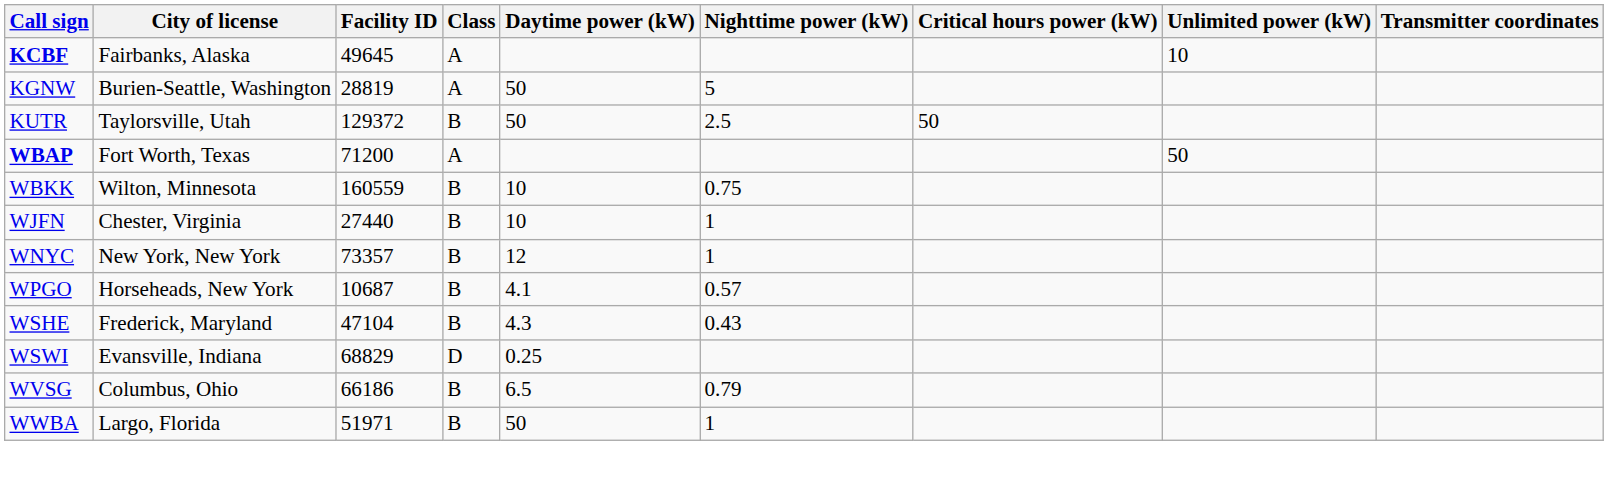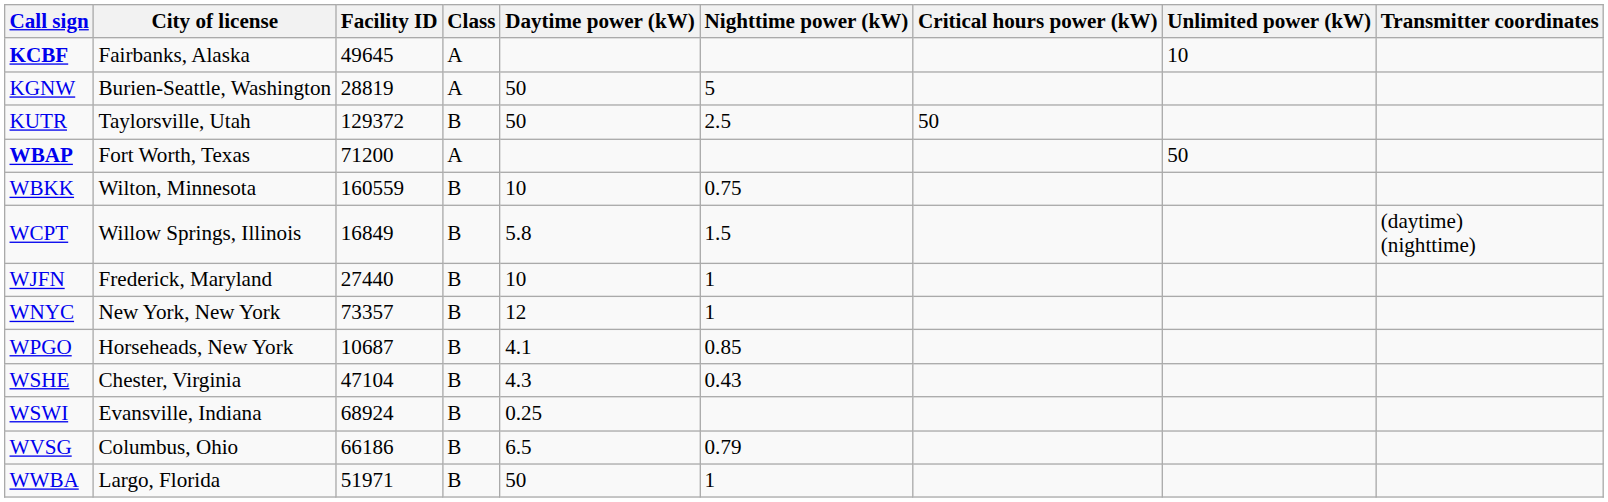+ row: (39, 234)
(170, 222) Chester, Virginia -> (185, 279) Frederick, Maryland
(723, 289) 0.57 -> (723, 346) 0.85
(185, 322) Frederick, Maryland -> (170, 379) Chester, Virginia
(367, 356) 68829 -> (367, 413) 68924
(455, 356) D -> (454, 413) B
